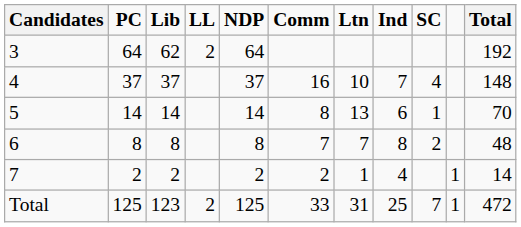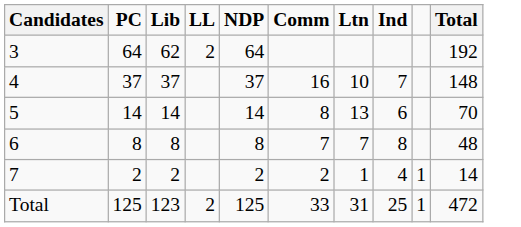- column: (429, 19)
